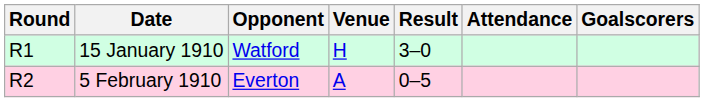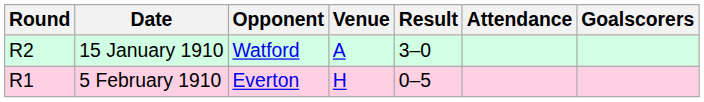(21, 50) R1 -> (21, 50) R2
(340, 50) H -> (339, 50) A
(21, 81) R2 -> (21, 81) R1
(339, 81) A -> (340, 81) H
